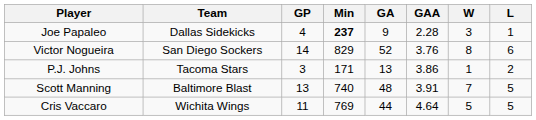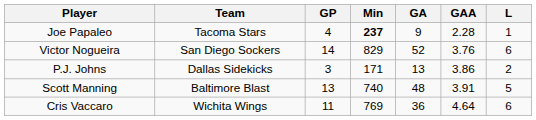- column: (469, 13)
(212, 32) Dallas Sidekicks -> (230, 32) Tacoma Stars
(212, 69) Tacoma Stars -> (230, 69) Dallas Sidekicks
(386, 106) 44 -> (418, 106) 36
(510, 106) 5 -> (509, 106) 6
